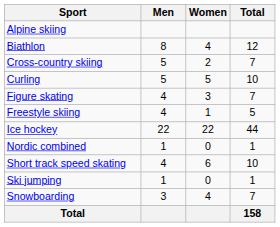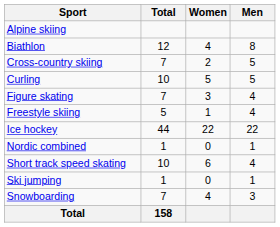columns swapped: (163, 12) <-> (252, 12)
